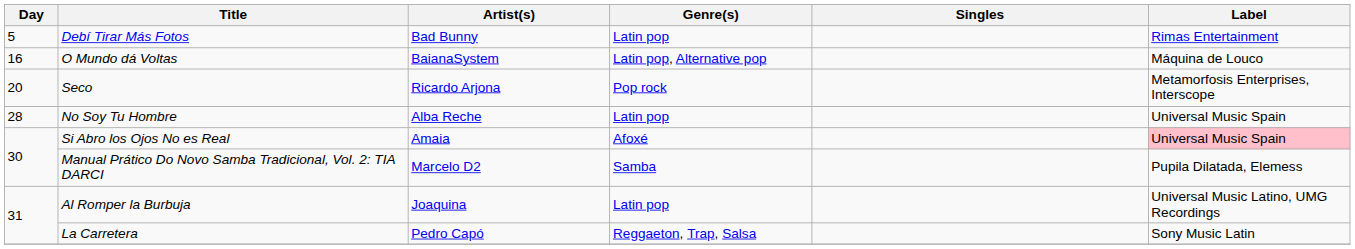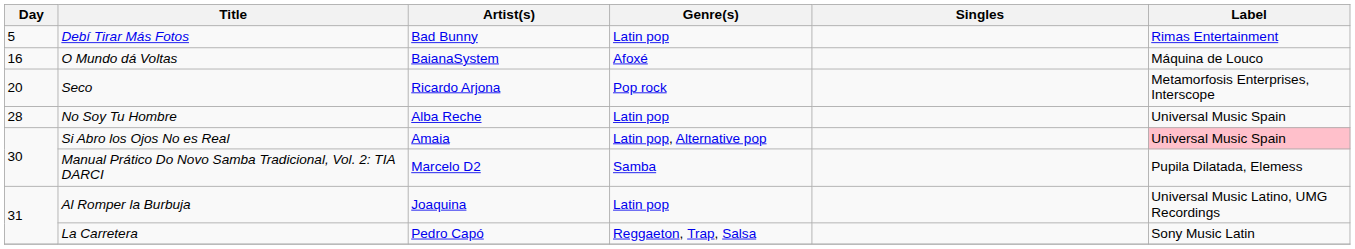(690, 58) Latin pop, Alternative pop -> (630, 58) Afoxé
(630, 138) Afoxé -> (690, 138) Latin pop, Alternative pop
